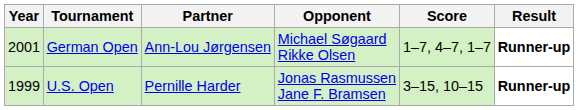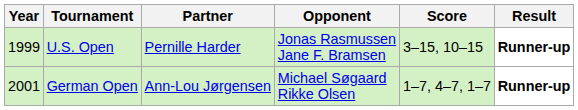rows swapped: (80, 86) <-> (92, 47)
